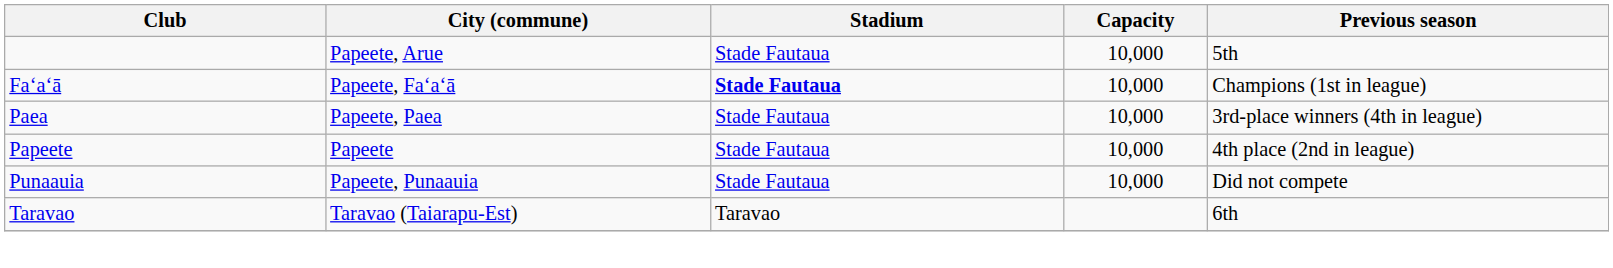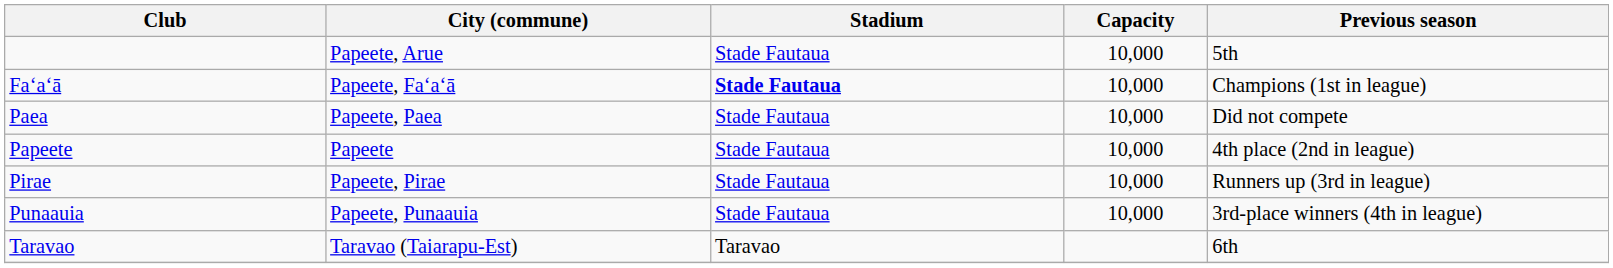(1347, 117) 3rd-place winners (4th in league) -> (1280, 117) Did not compete
+ row: (30, 181)
(1280, 181) Did not compete -> (1347, 213) 3rd-place winners (4th in league)
